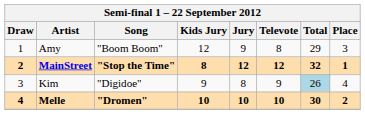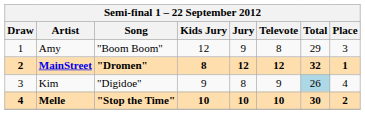(136, 65) "Stop the Time" -> (122, 65) "Dromen"
(122, 100) "Dromen" -> (136, 100) "Stop the Time"
